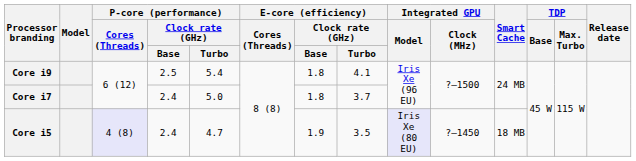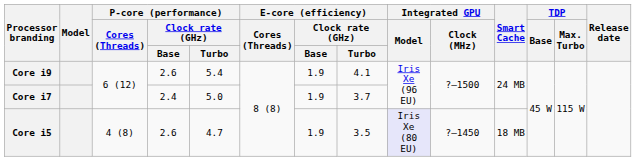(168, 73) 2.5 -> (168, 73) 2.6
(316, 73) 1.8 -> (316, 73) 1.9
(316, 97) 1.8 -> (316, 97) 1.9
(120, 132) lavender background -> (120, 132) no background
(168, 132) 2.4 -> (168, 132) 2.6
